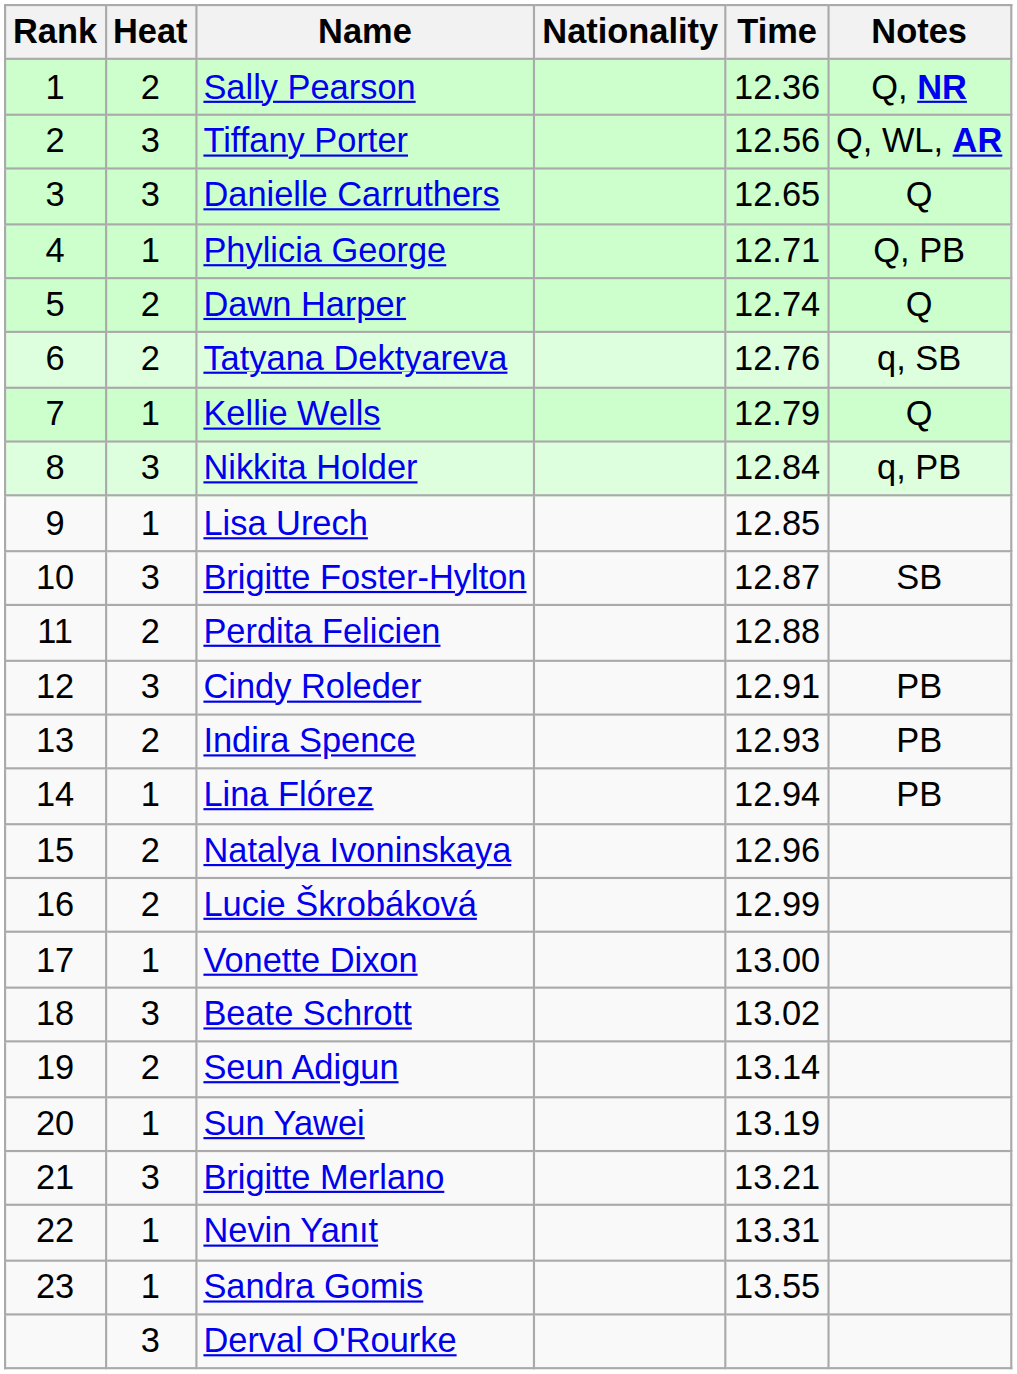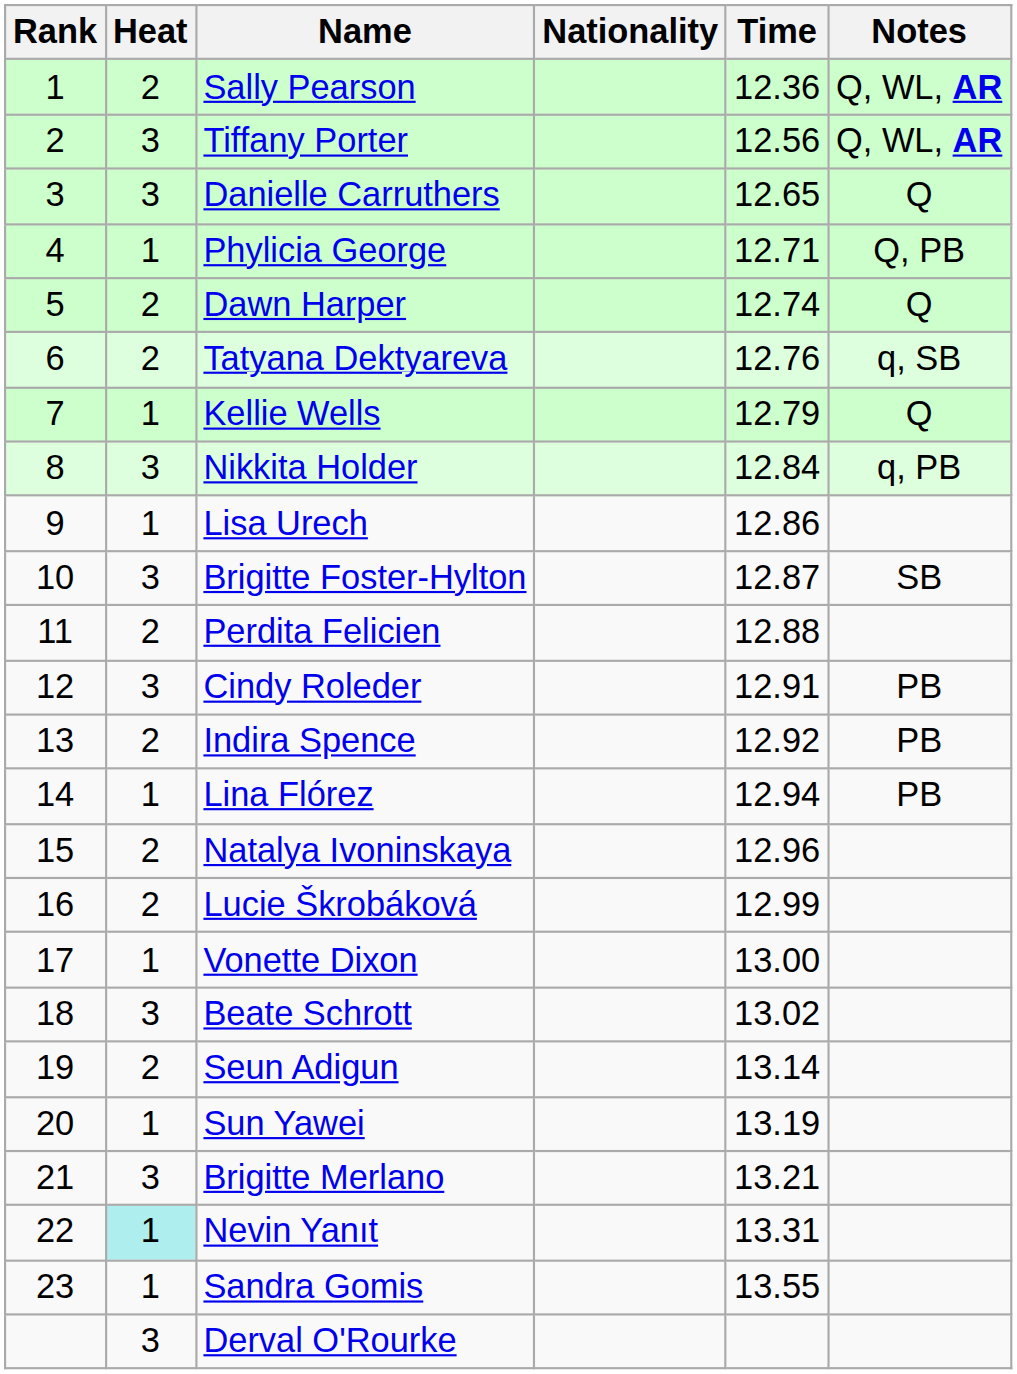(919, 86) Q, NR -> (919, 86) Q, WL, AR
(777, 522) 12.85 -> (777, 522) 12.86
(777, 741) 12.93 -> (777, 741) 12.92
(150, 1232) no background -> (150, 1232) paleturquoise background
